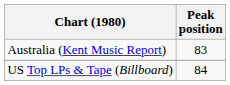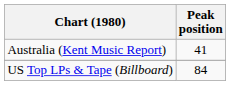(201, 49) 83 -> (201, 49) 41
